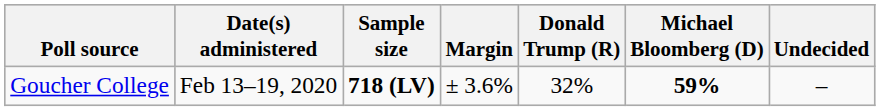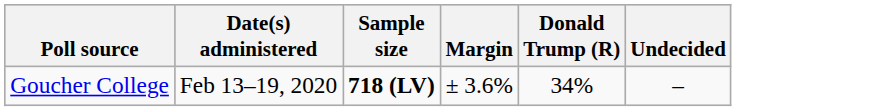- column: (697, 35)
(572, 85) 32% -> (572, 85) 34%
